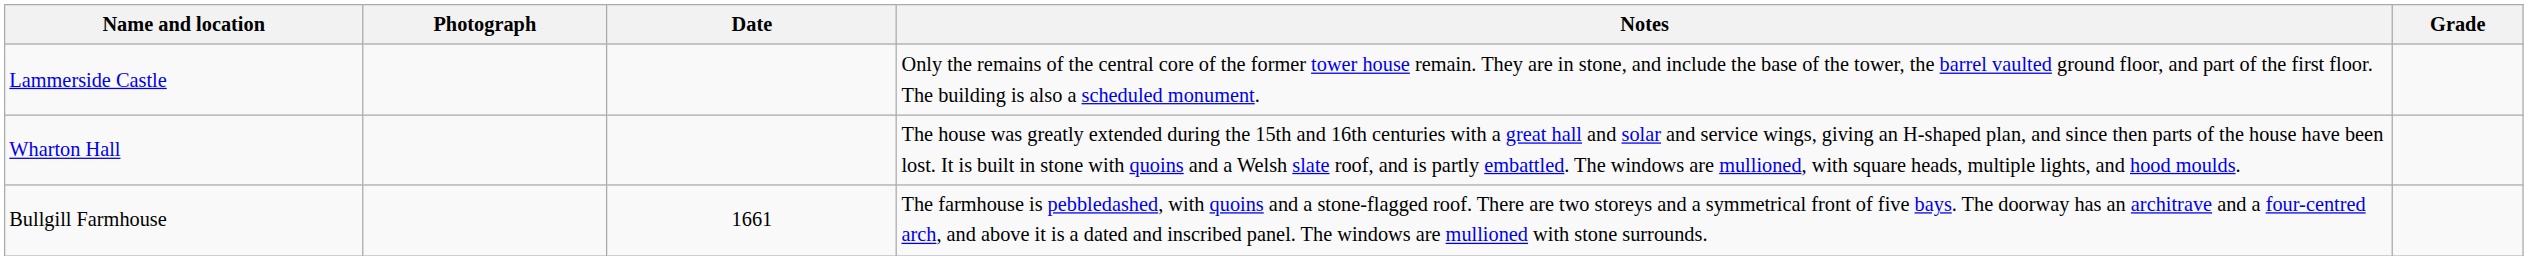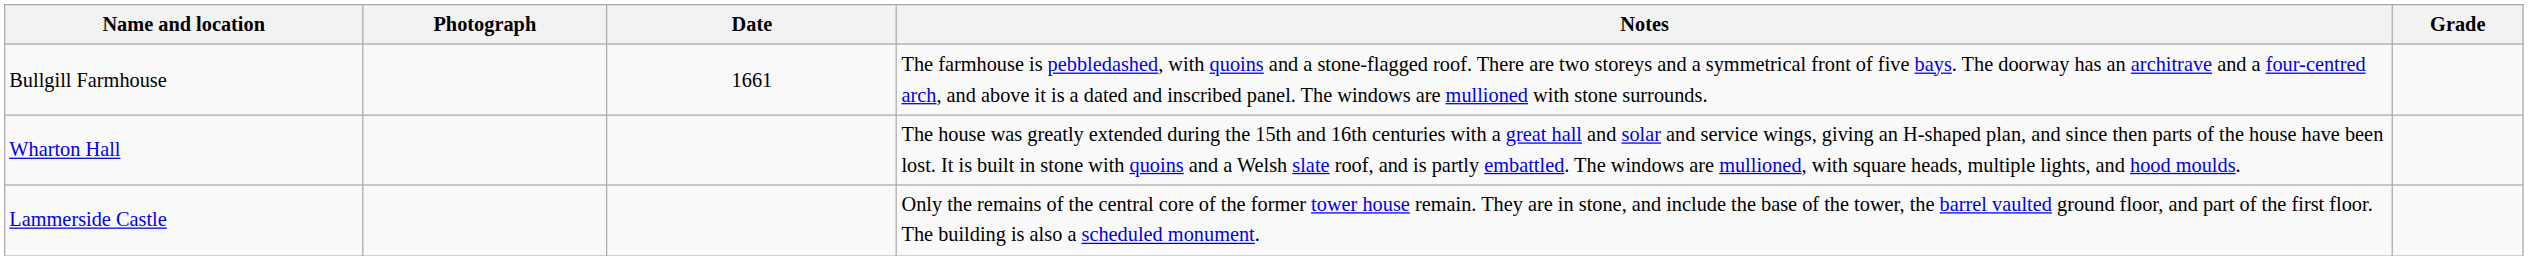rows swapped: (88, 79) <-> (88, 220)
